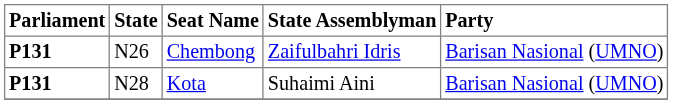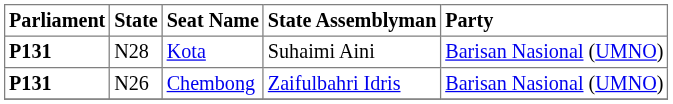rows swapped: (211, 51) <-> (186, 83)
